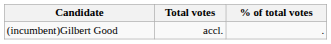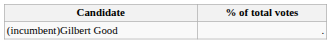- column: (190, 13)
